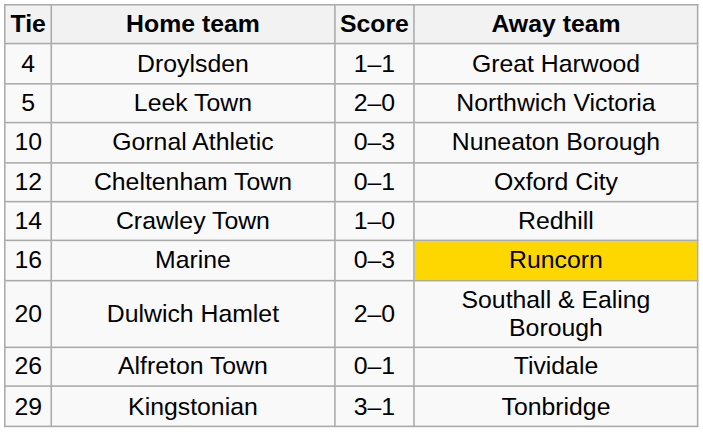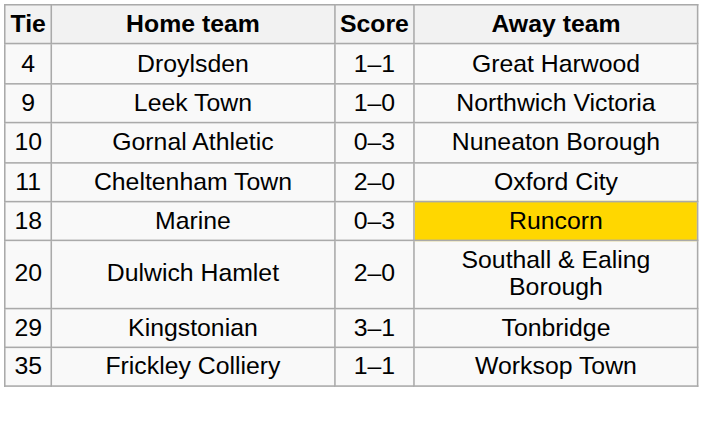(28, 102) 5 -> (28, 102) 9
(374, 102) 2–0 -> (374, 102) 1–0
(28, 181) 12 -> (28, 181) 11
(374, 181) 0–1 -> (374, 181) 2–0
- row: (193, 220)
(28, 260) 16 -> (28, 220) 18
- row: (193, 366)
+ row: (193, 366)
